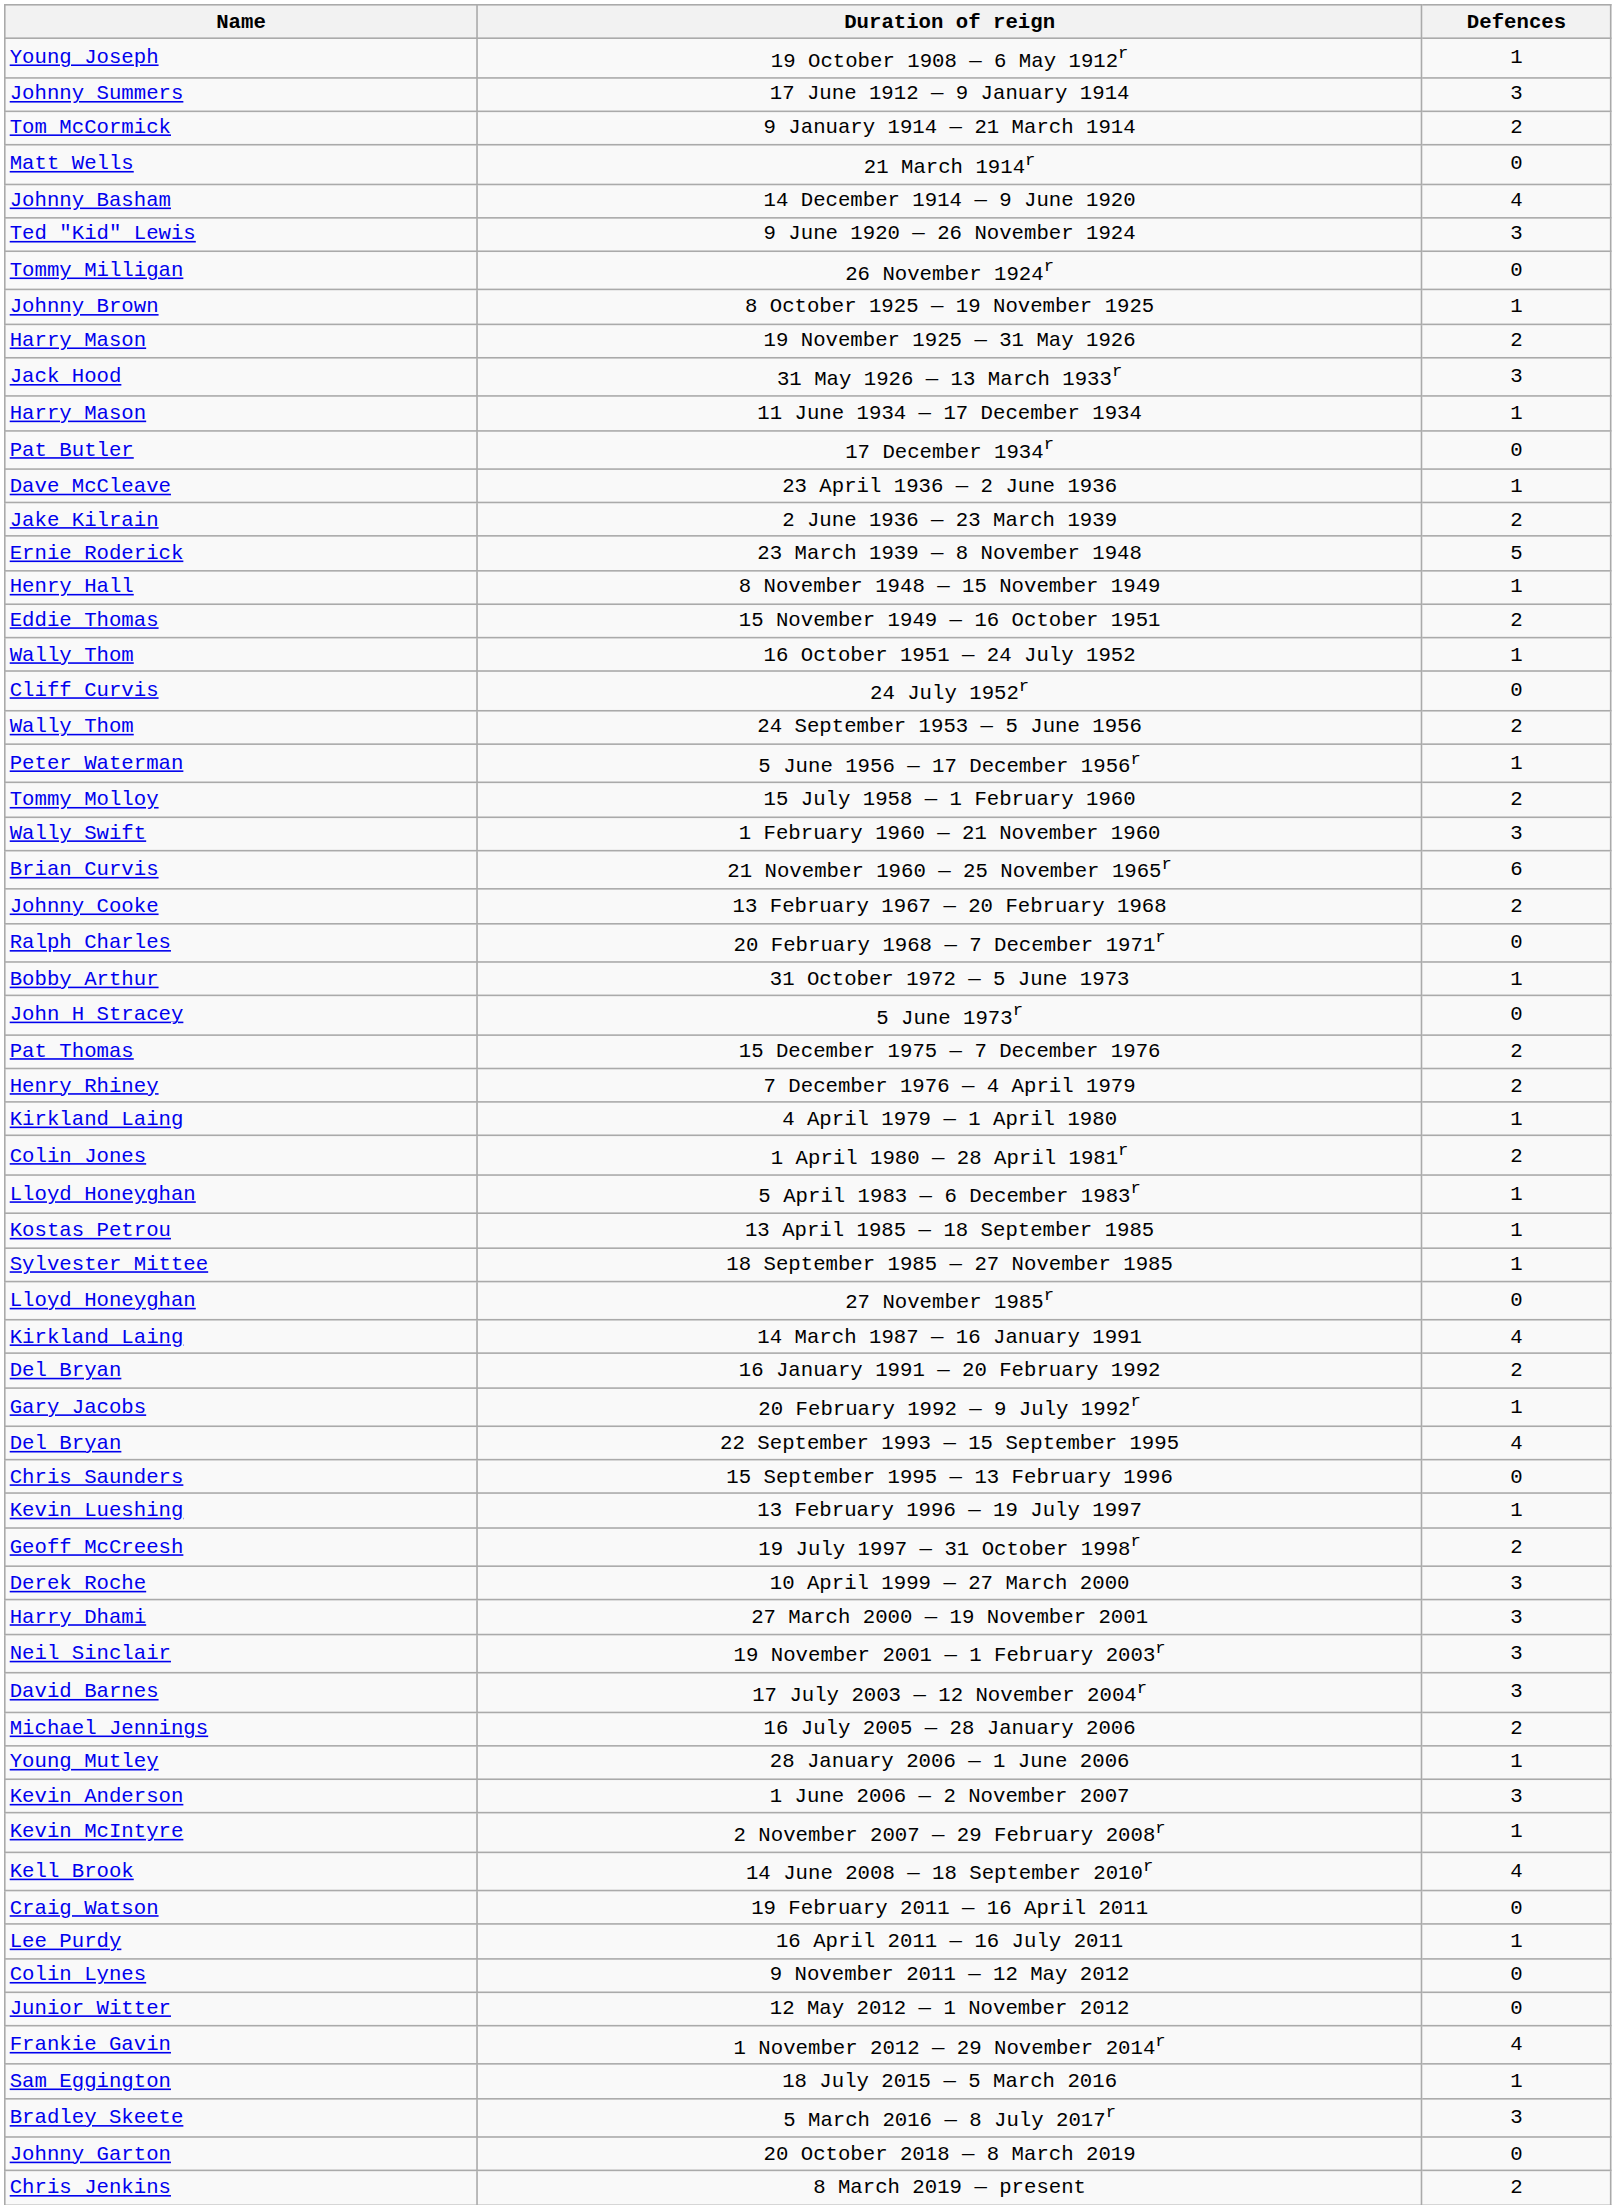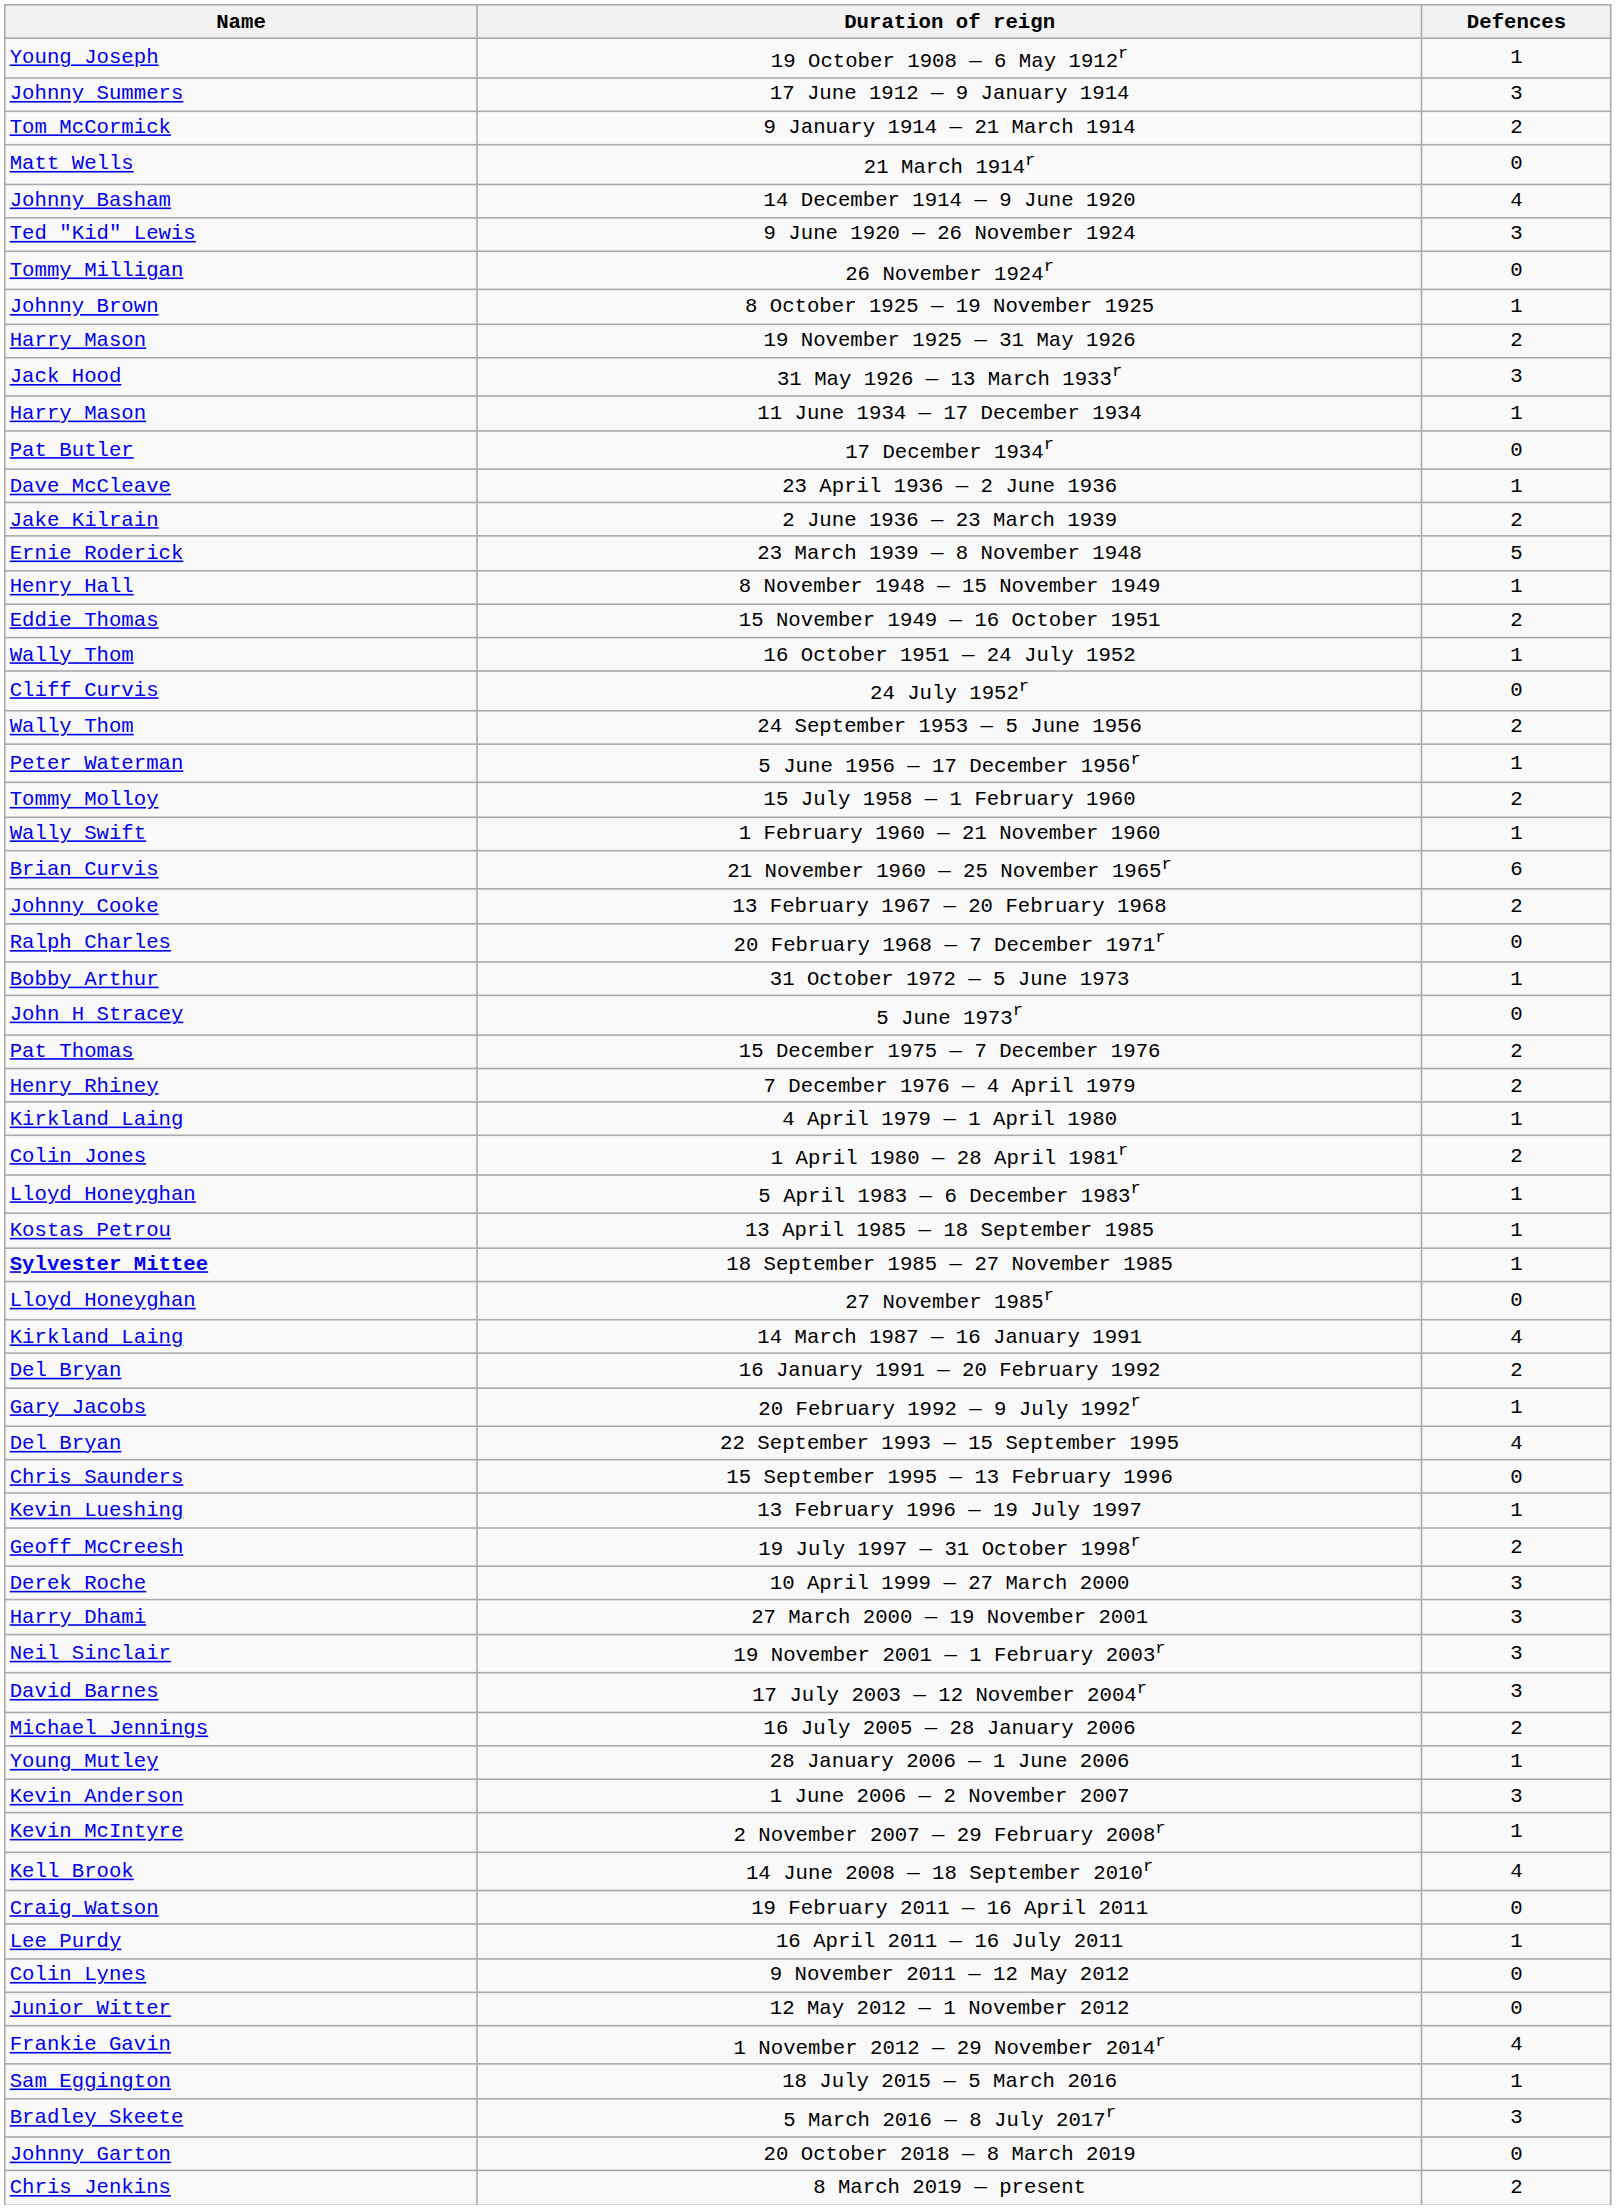(1516, 834) 3 -> (1516, 834) 1
(109, 1264) normal -> (109, 1264) bold
